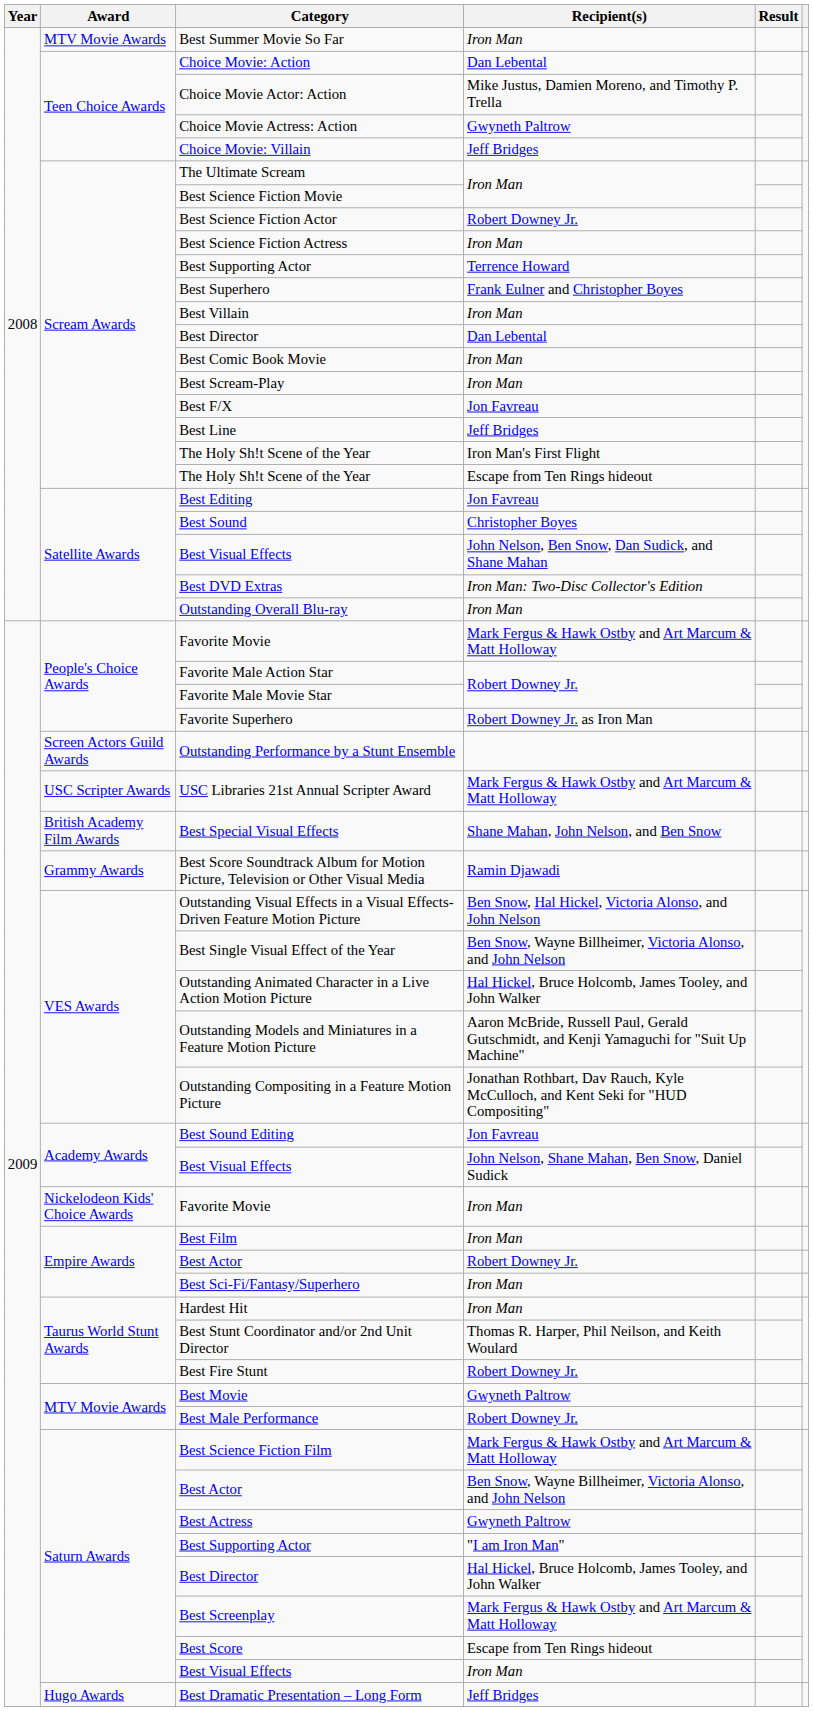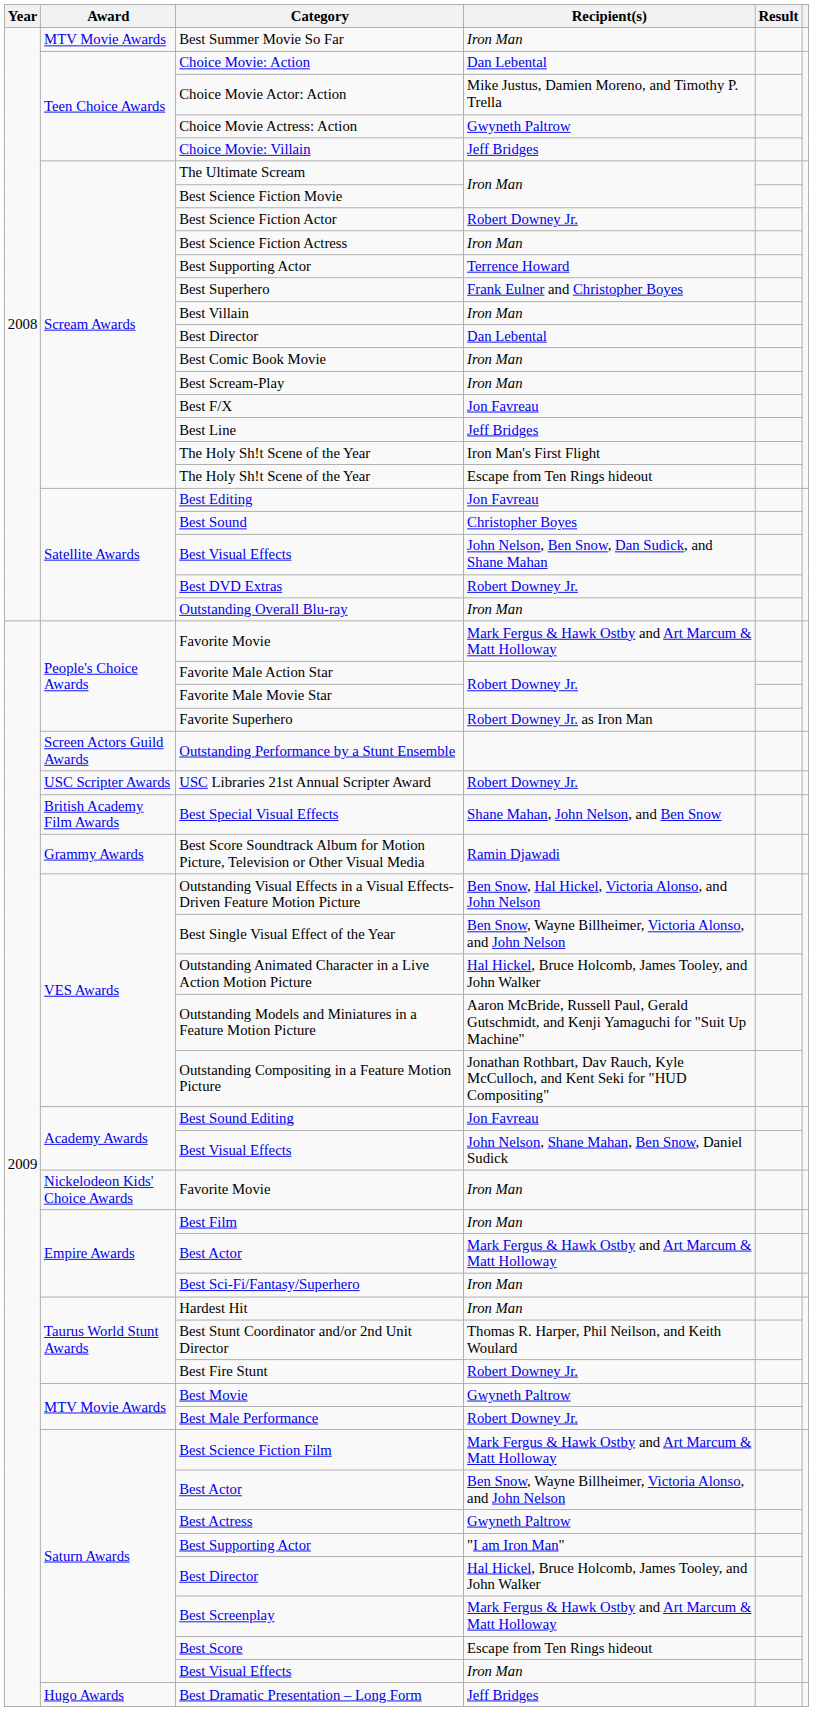(585, 586) Iron Man: Two-Disc Collector's Edition -> (523, 586) Robert Downey Jr.
(609, 791) Mark Fergus & Hawk Ostby and Art Marcum & Matt Holloway -> (523, 782) Robert Downey Jr.
(523, 1261) Robert Downey Jr. -> (609, 1253) Mark Fergus & Hawk Ostby and Art Marcum & Matt Holloway
